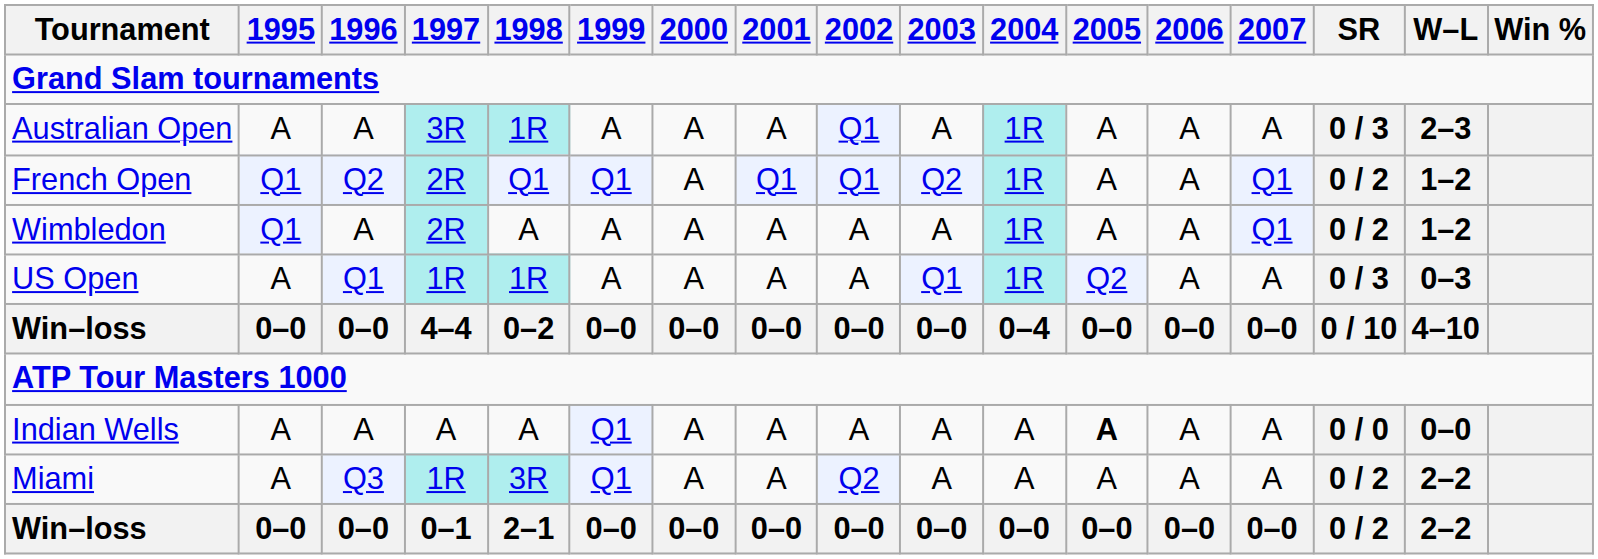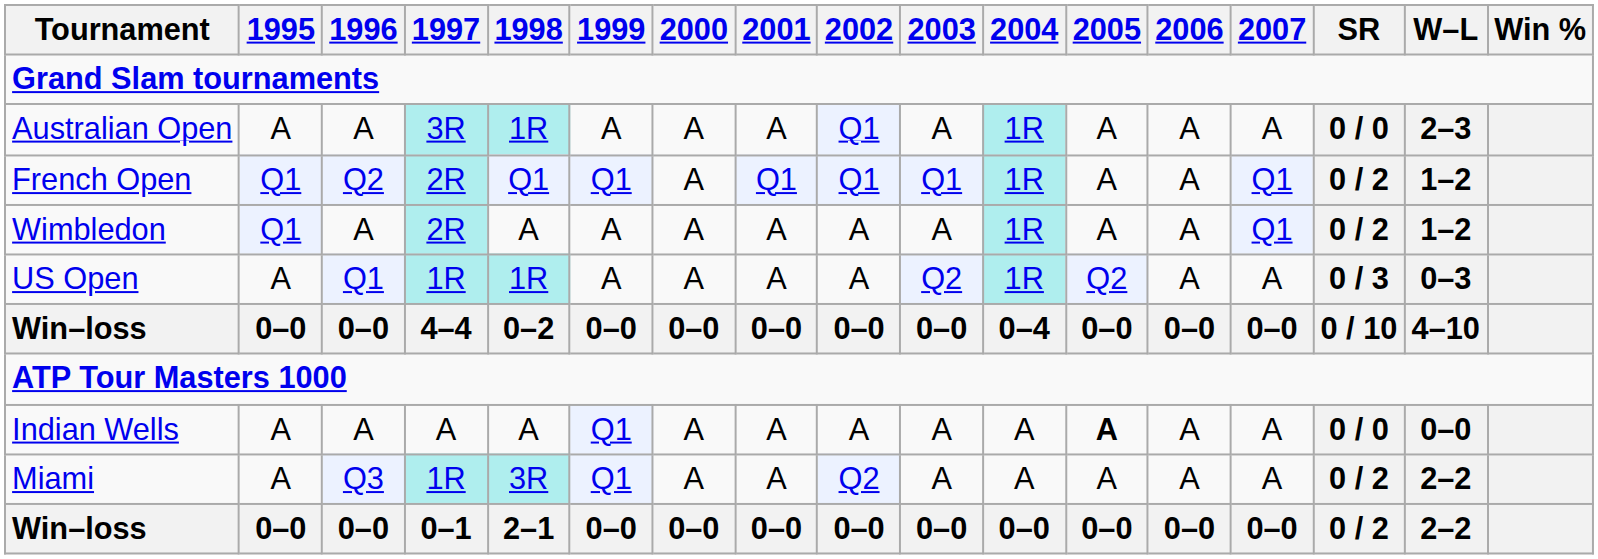(1359, 128) 0 / 3 -> (1359, 128) 0 / 0
(942, 178) Q2 -> (942, 178) Q1
(942, 278) Q1 -> (942, 278) Q2
